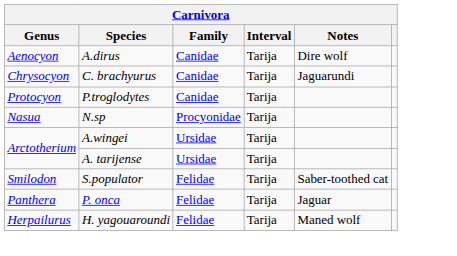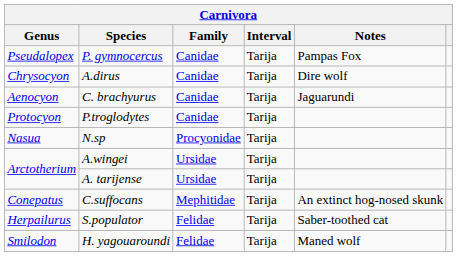+ row: (122, 55)
(33, 55) Aenocyon -> (38, 76) Chrysocyon
(38, 76) Chrysocyon -> (33, 96) Aenocyon
+ row: (112, 199)
(32, 179) Smilodon -> (39, 220) Herpailurus
- row: (101, 199)
(39, 220) Herpailurus -> (32, 240) Smilodon
